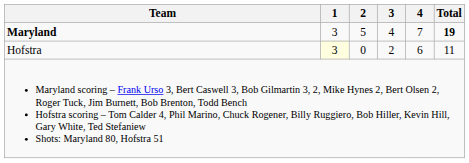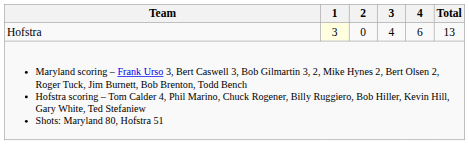- row: (32, 31)
(391, 50) 2 -> (391, 31) 4
(449, 50) 11 -> (449, 31) 13
